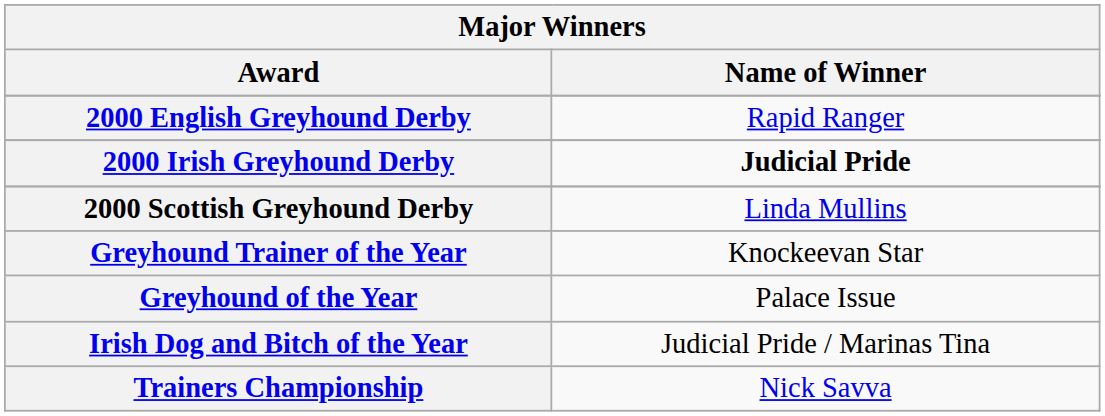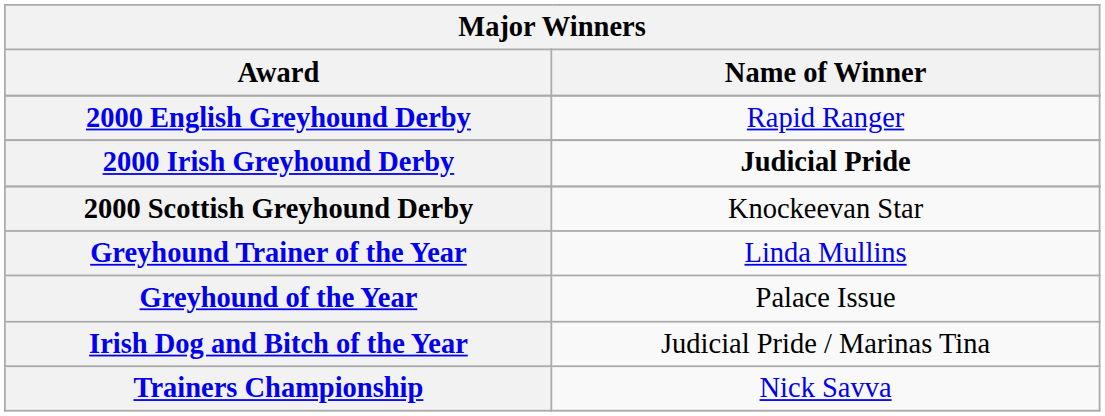(826, 207) Linda Mullins -> (826, 207) Knockeevan Star
(826, 252) Knockeevan Star -> (826, 252) Linda Mullins
